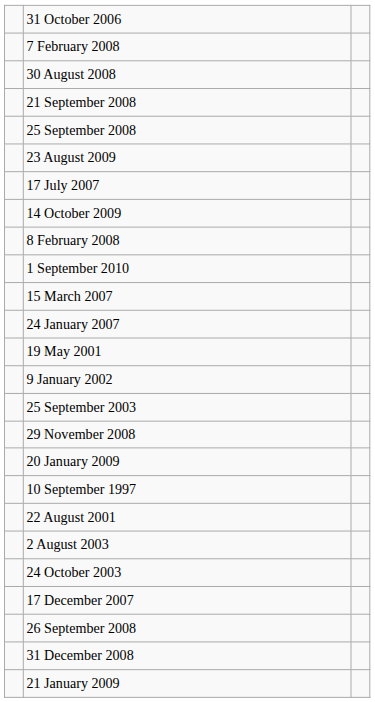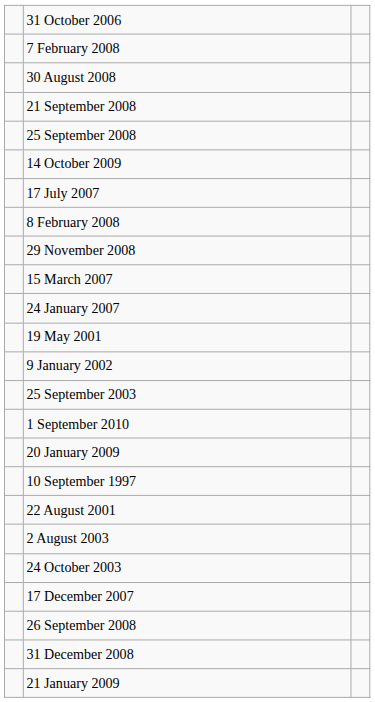- row: (71, 157)
rows swapped: (74, 213) <-> (63, 185)
rows swapped: (78, 268) <-> (81, 434)
